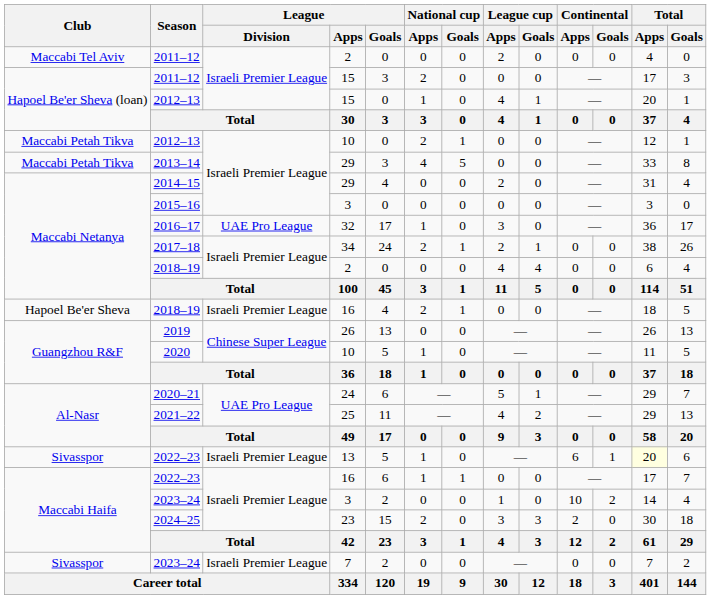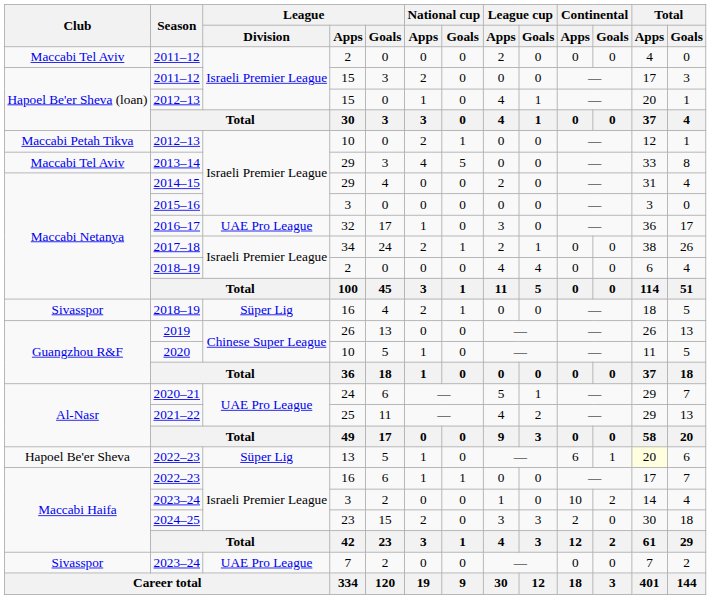(77, 162) Maccabi Petah Tikva -> (77, 162) Maccabi Tel Aviv
(77, 309) Hapoel Be'er Sheva -> (77, 309) Sivasspor
(267, 309) Israeli Premier League -> (267, 309) Süper Lig
(77, 457) Sivasspor -> (77, 457) Hapoel Be'er Sheva
(267, 457) Israeli Premier League -> (267, 457) Süper Lig
(267, 562) Israeli Premier League -> (267, 562) UAE Pro League
